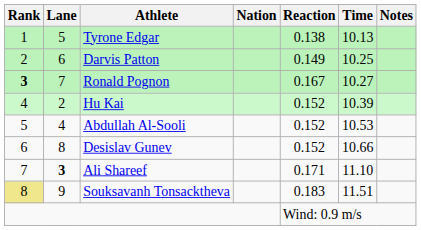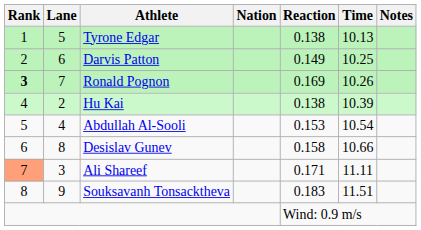(309, 81) 0.167 -> (309, 81) 0.169
(358, 81) 10.27 -> (358, 81) 10.26
(309, 103) 0.152 -> (309, 103) 0.138
(309, 125) 0.152 -> (309, 125) 0.153
(358, 125) 10.53 -> (358, 125) 10.54
(309, 147) 0.152 -> (309, 147) 0.158
(24, 170) no background -> (24, 170) lightsalmon background
(62, 170) bold -> (62, 170) normal
(358, 170) 11.10 -> (358, 170) 11.11
(24, 192) khaki background -> (24, 192) no background
